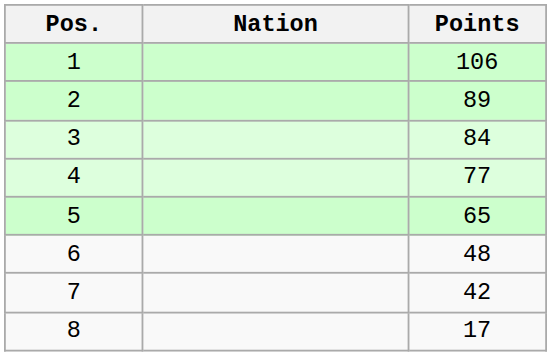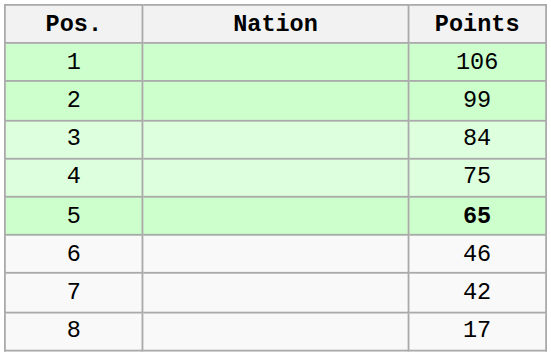(477, 101) 89 -> (477, 101) 99
(477, 177) 77 -> (477, 177) 75
(477, 216) normal -> (477, 216) bold
(477, 254) 48 -> (477, 254) 46
